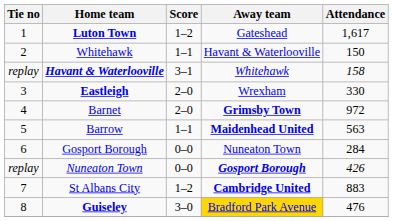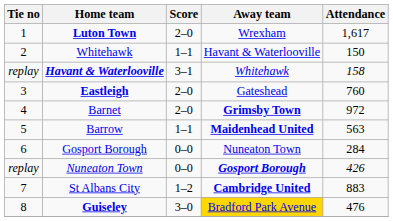(184, 33) 1–2 -> (184, 33) 2–0
(262, 33) Gateshead -> (262, 33) Wrexham
(262, 91) Wrexham -> (262, 91) Gateshead
(355, 91) 330 -> (355, 91) 760
